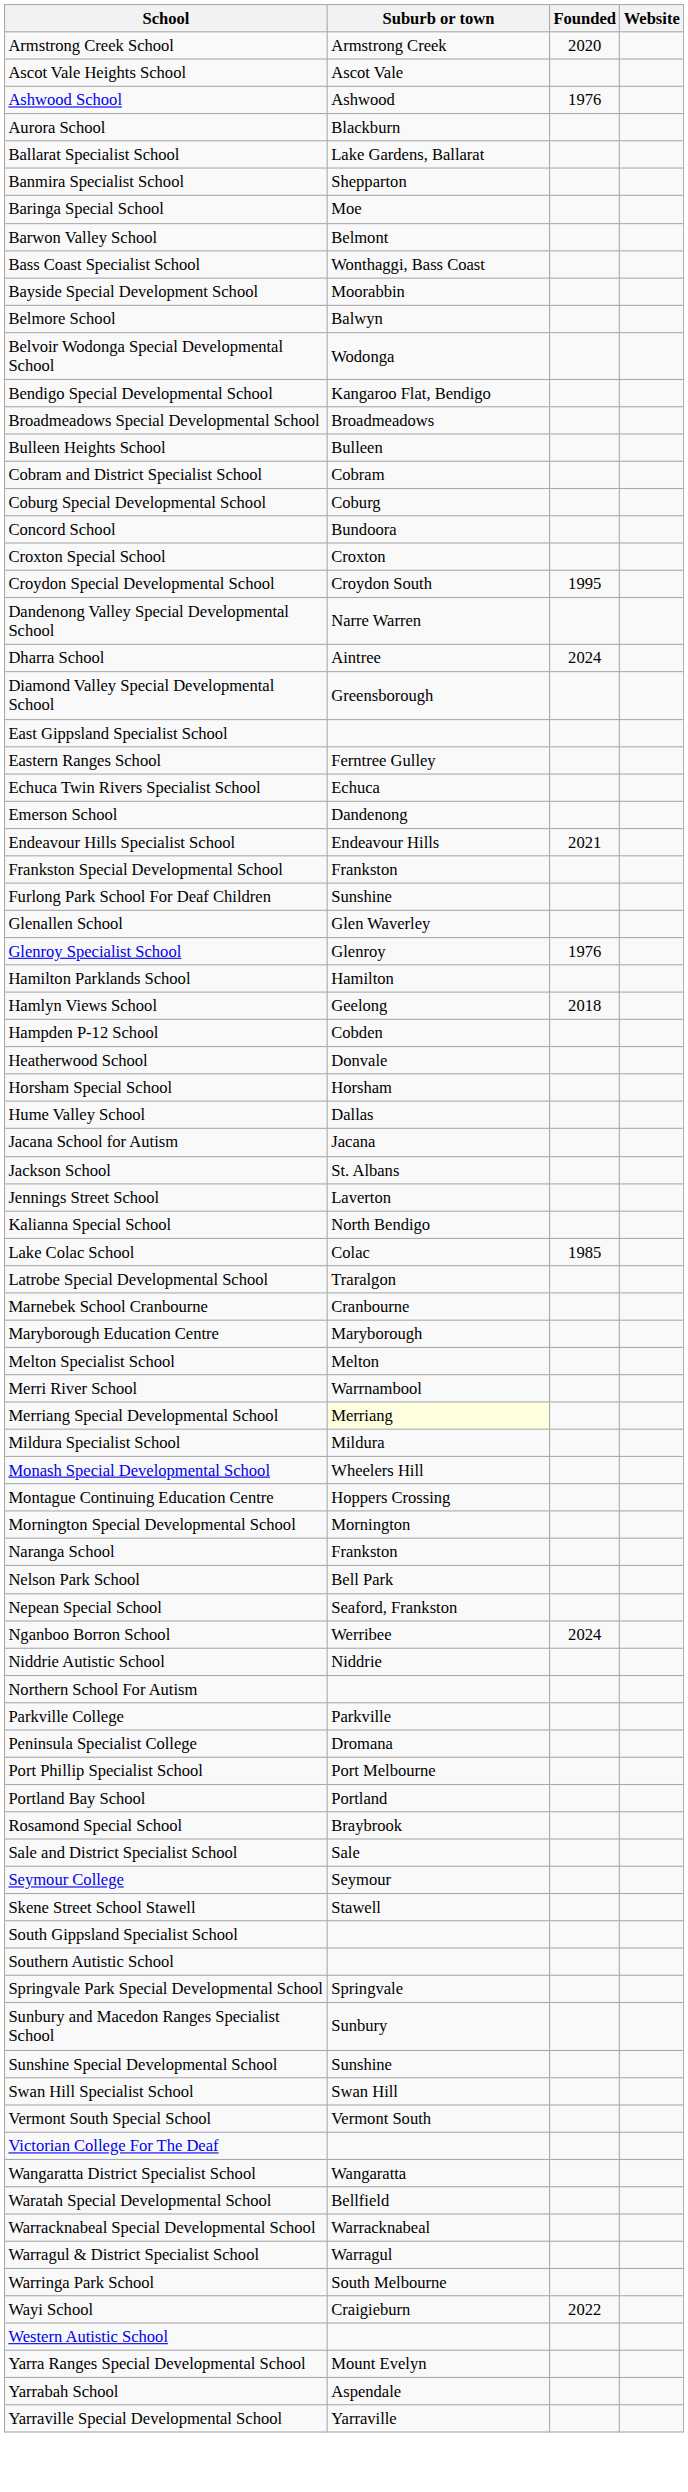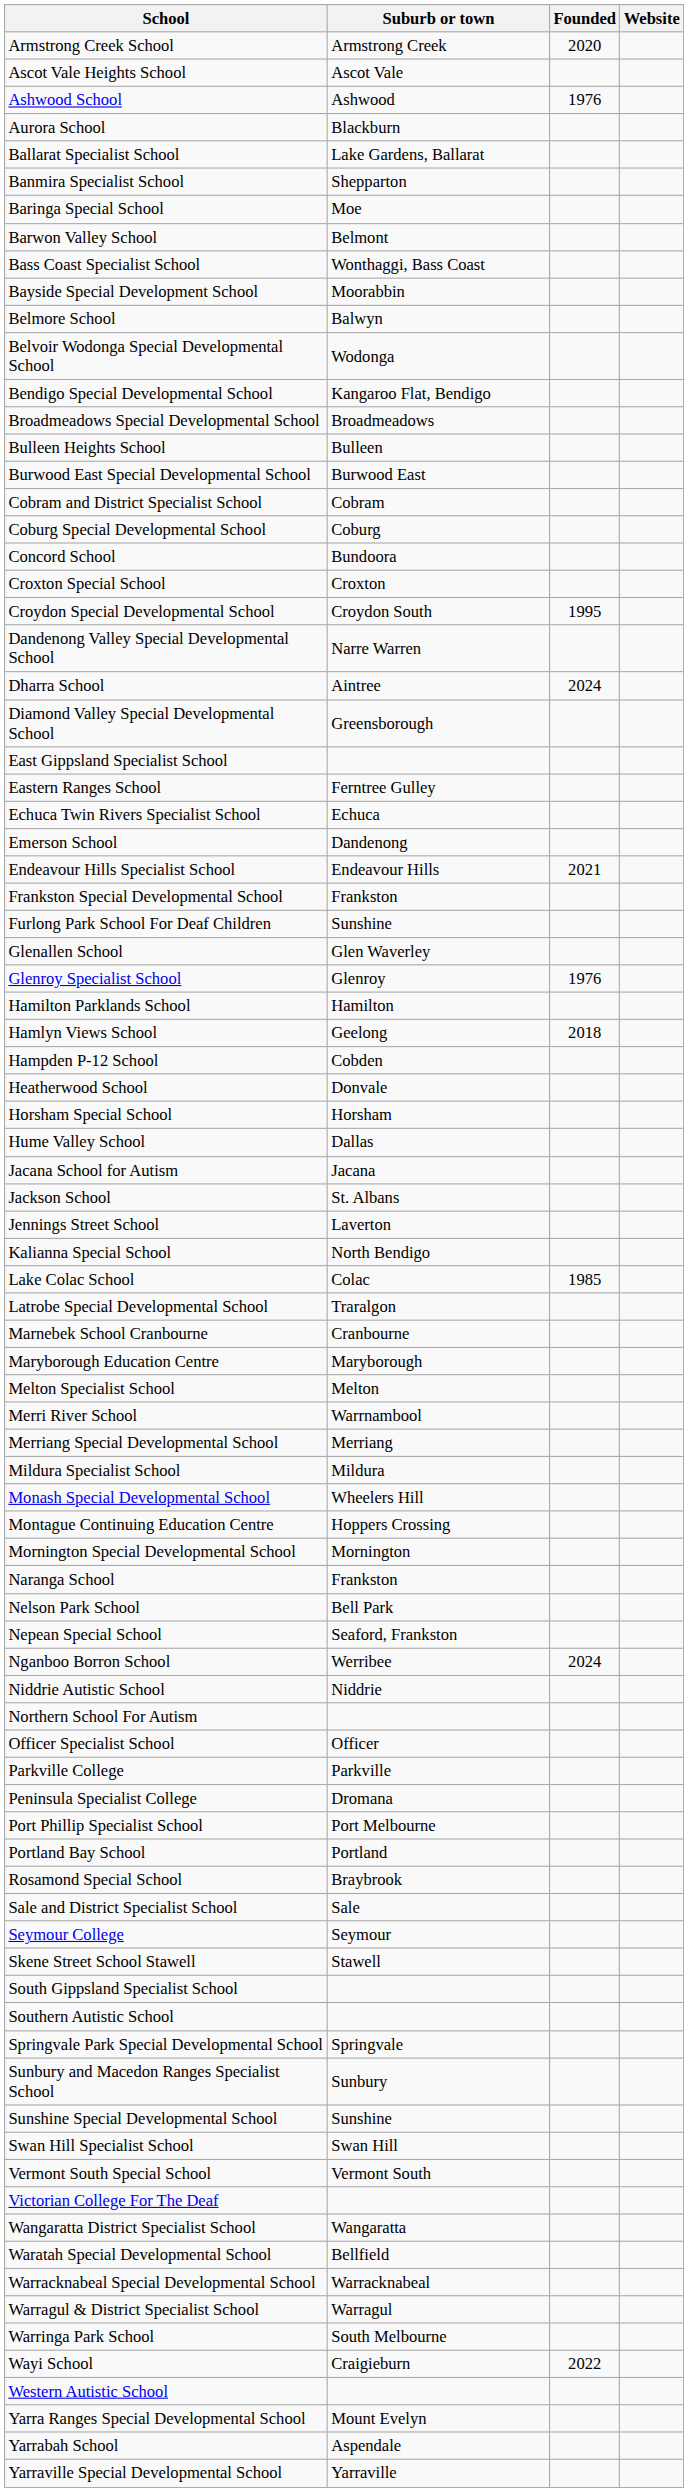+ row: (160, 475)
(362, 1415) lightyellow background -> (362, 1443) no background
+ row: (91, 1743)
